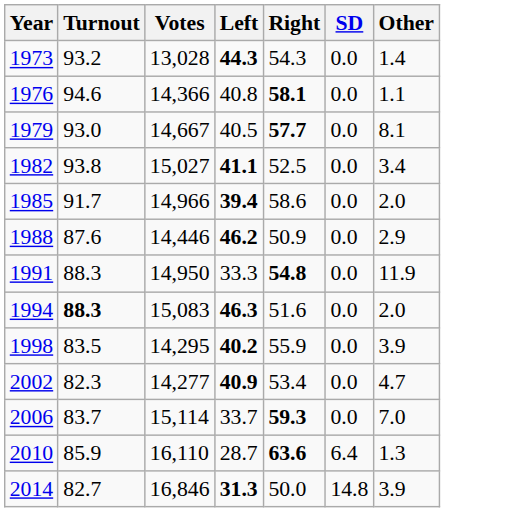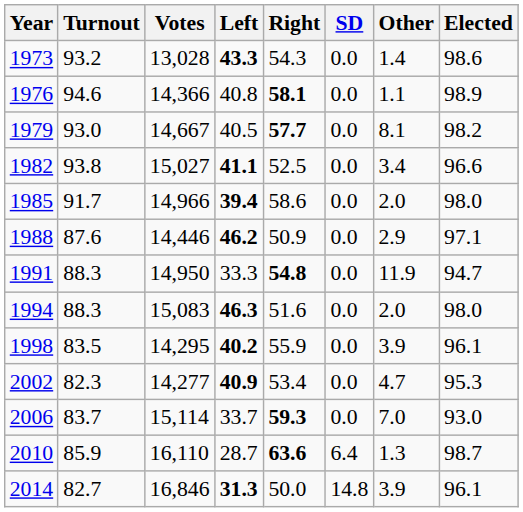+ column: (478, 22)
(239, 58) 44.3 -> (239, 58) 43.3
(82, 309) bold -> (82, 309) normal
